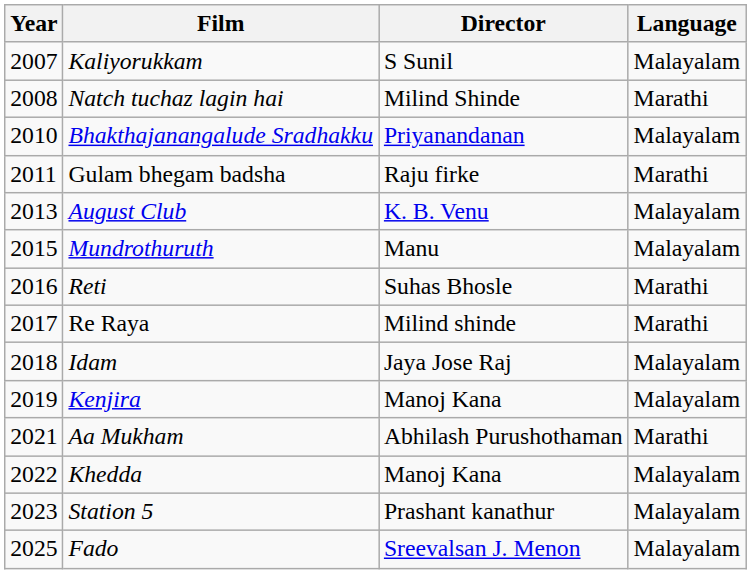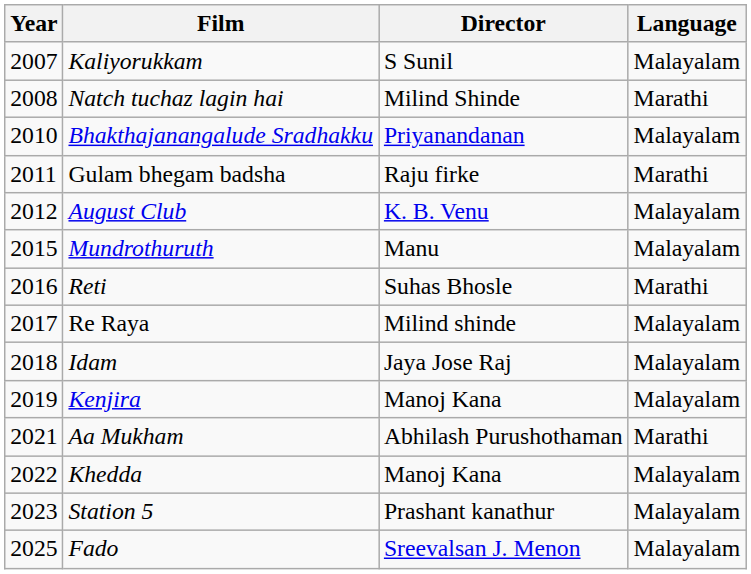(34, 211) 2013 -> (34, 211) 2012
(671, 323) Marathi -> (687, 323) Malayalam
